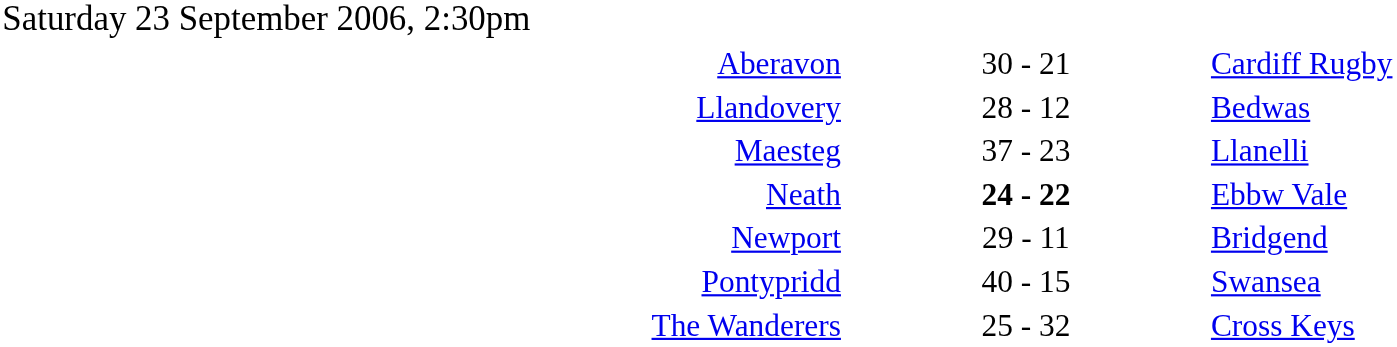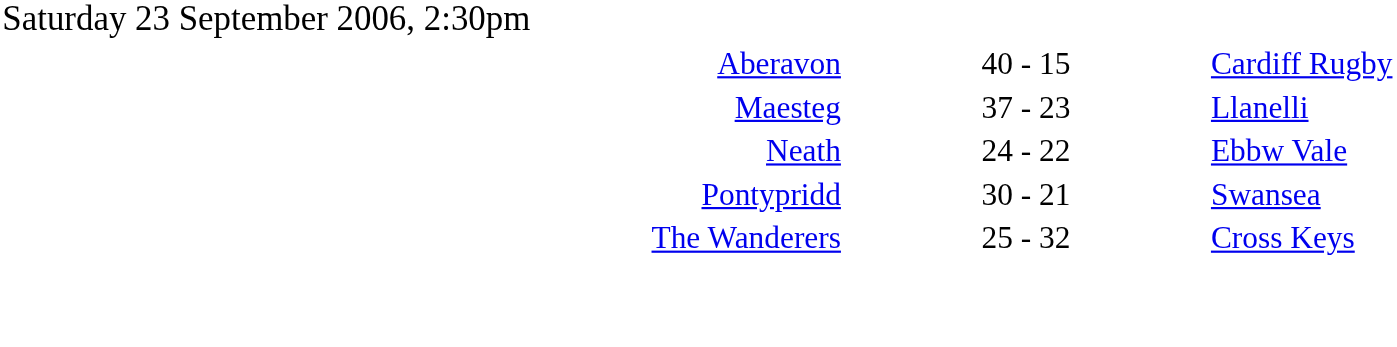(1026, 63) 30 - 21 -> (1026, 63) 40 - 15
- row: (769, 107)
(1026, 194) bold -> (1026, 150) normal
- row: (786, 238)
(1026, 281) 40 - 15 -> (1026, 194) 30 - 21
